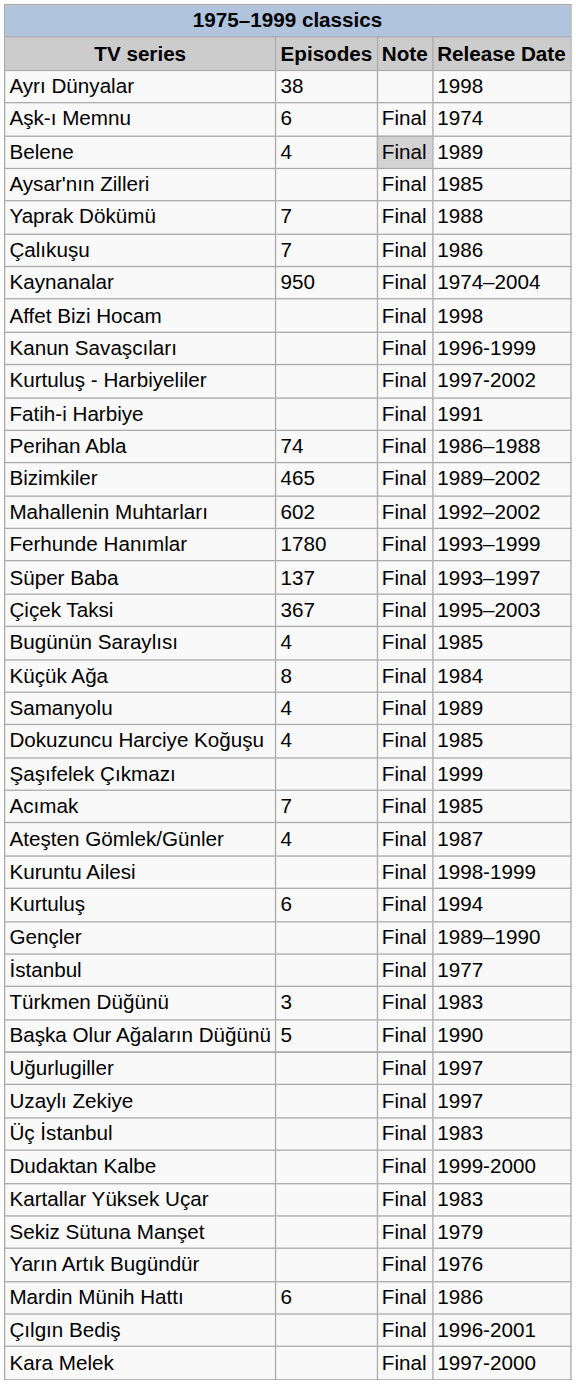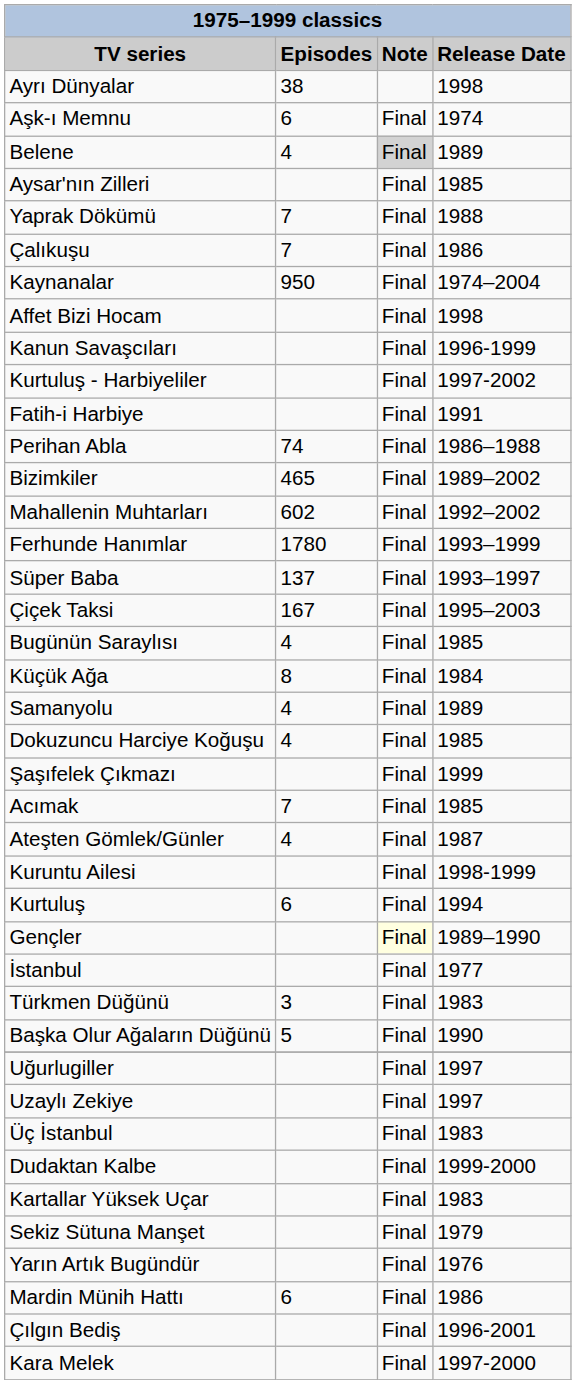(298, 610) 367 -> (298, 610) 167
(404, 937) no background -> (404, 937) lightyellow background
